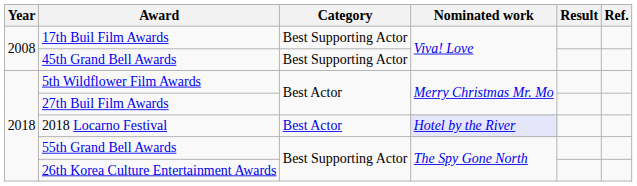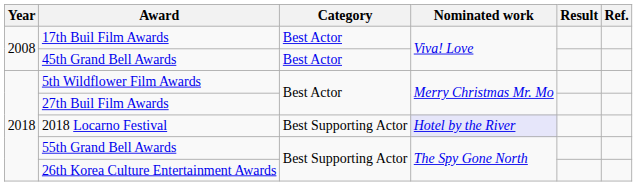(345, 37) Best Supporting Actor -> (312, 37) Best Actor
(345, 59) Best Supporting Actor -> (312, 59) Best Actor
(312, 125) Best Actor -> (345, 125) Best Supporting Actor
